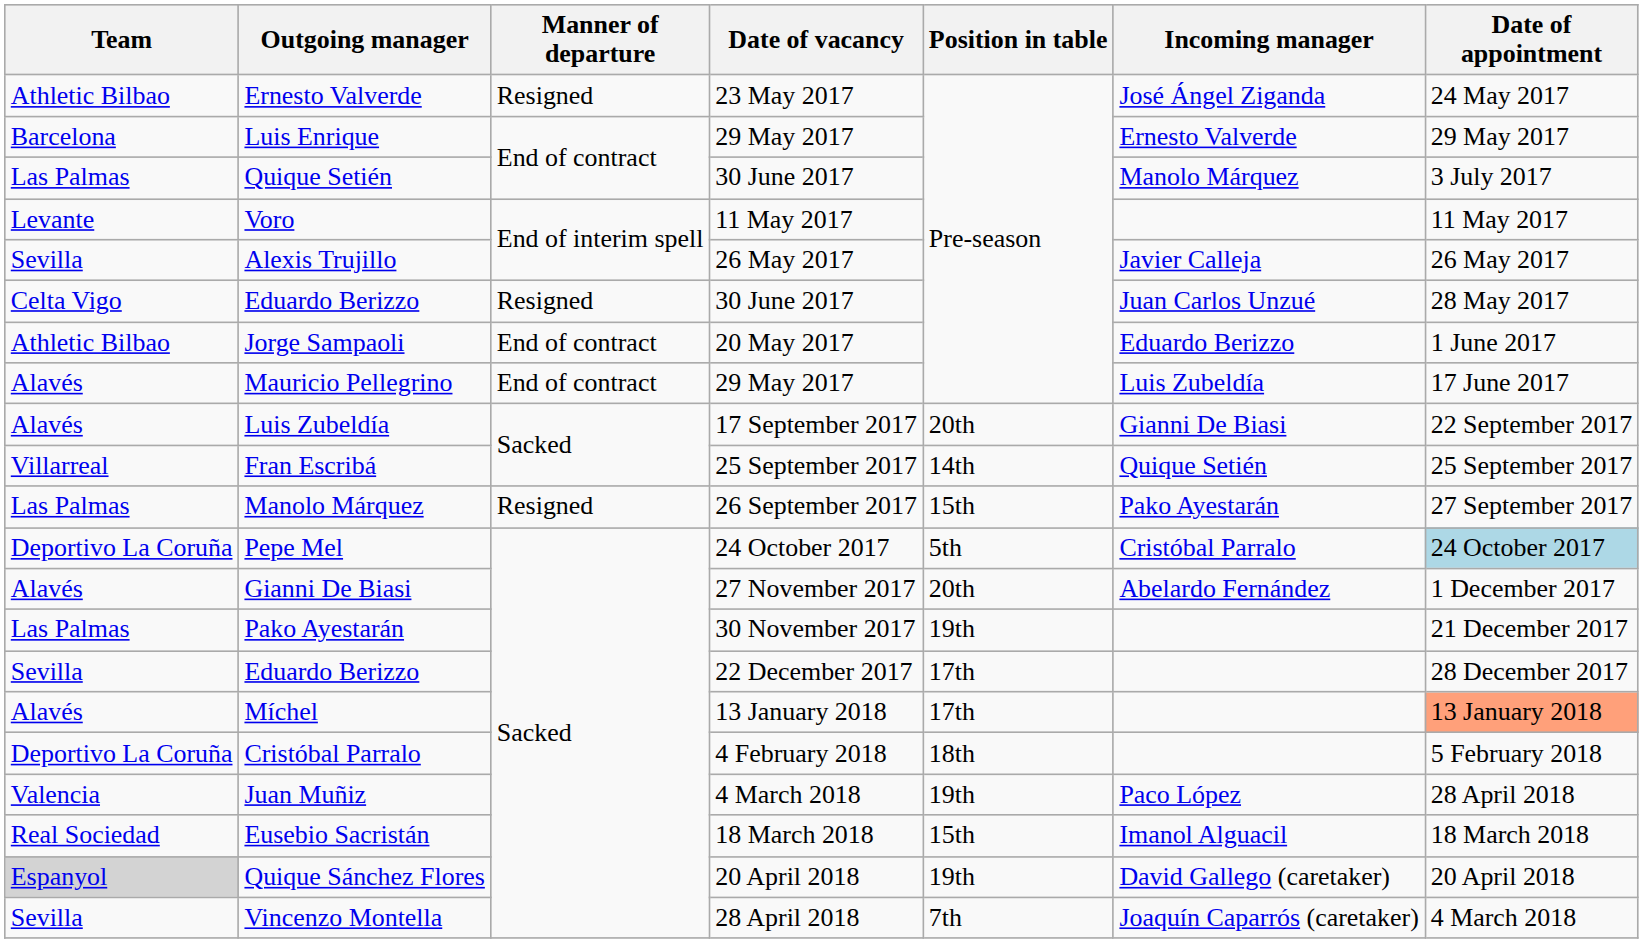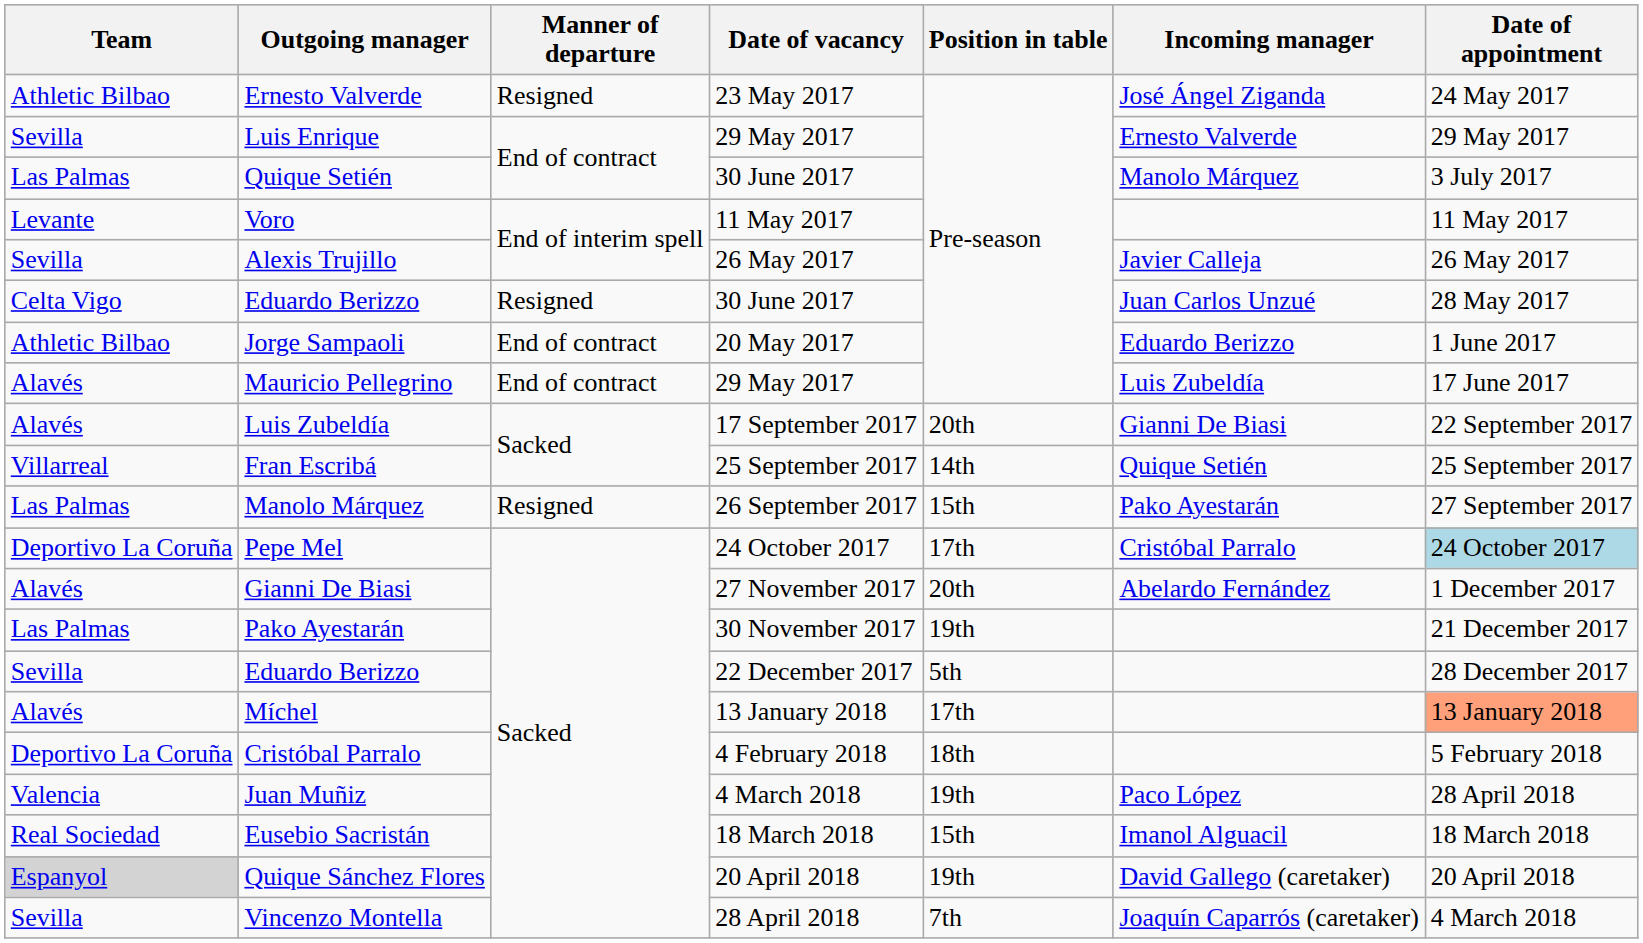(63, 136) Barcelona -> (47, 136) Sevilla
(945, 547) 5th -> (952, 547) 17th
(952, 670) 17th -> (945, 670) 5th
